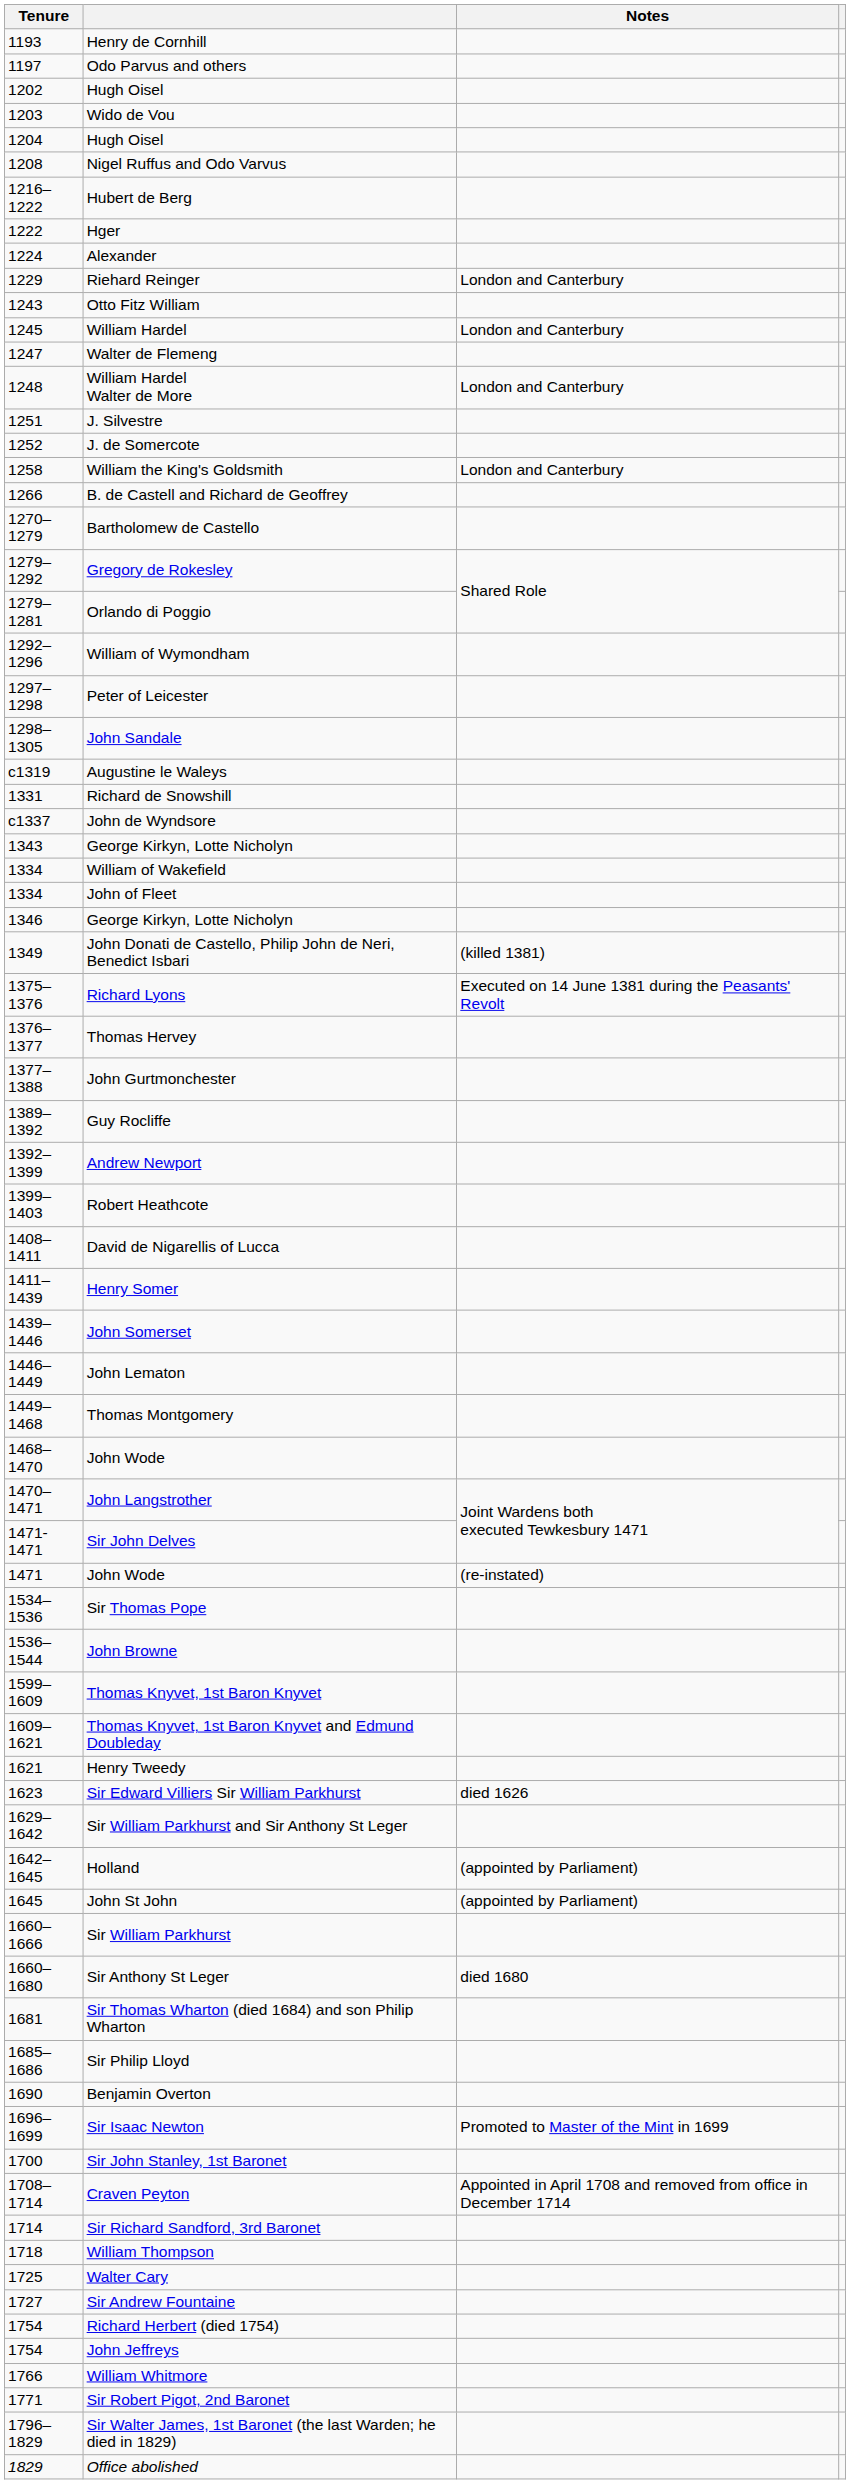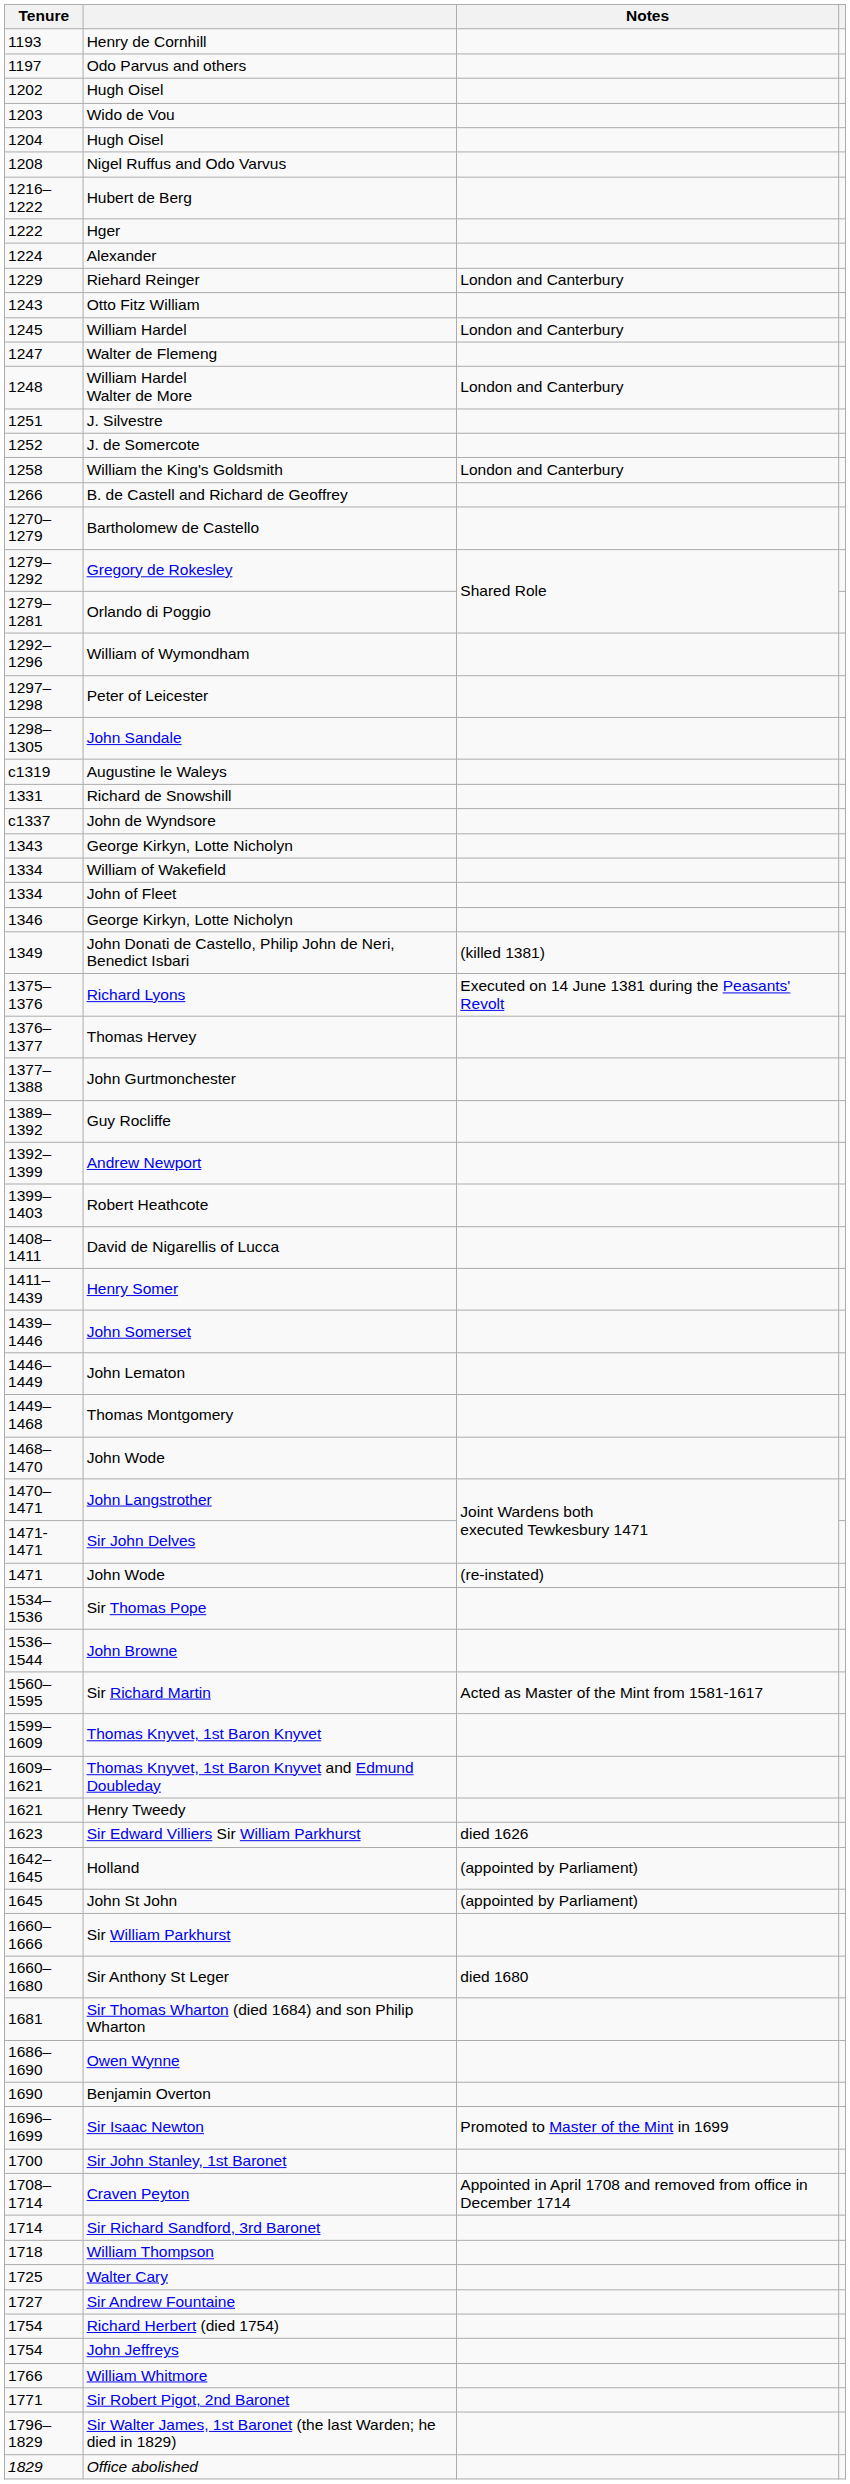+ row: (30, 1692)
- row: (30, 1826)
- row: (30, 2061)
+ row: (30, 2061)
